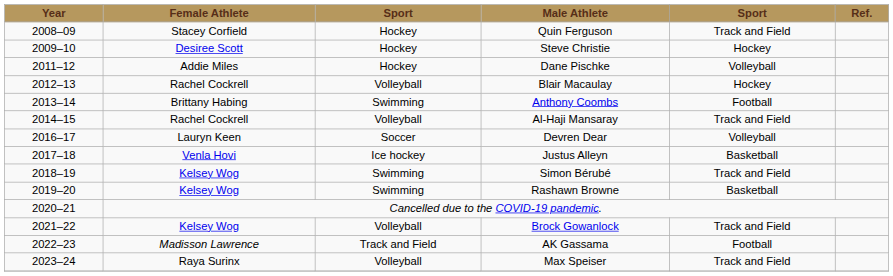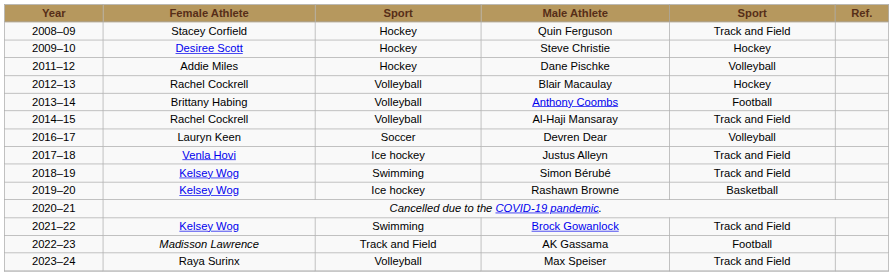(398, 102) Swimming -> (398, 102) Volleyball
(752, 155) Basketball -> (752, 155) Track and Field
(398, 191) Swimming -> (398, 191) Ice hockey
(398, 226) Volleyball -> (398, 226) Swimming
